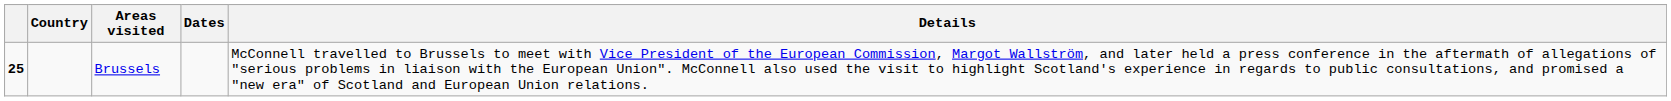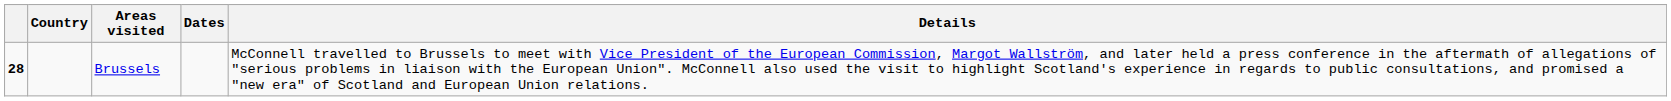(16, 69) 25 -> (16, 69) 28
